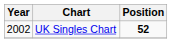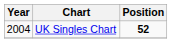(19, 29) 2002 -> (19, 29) 2004
